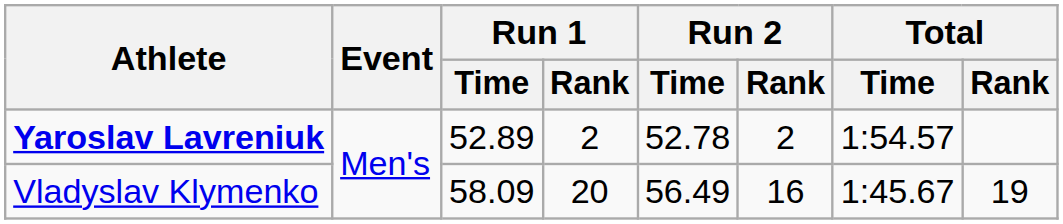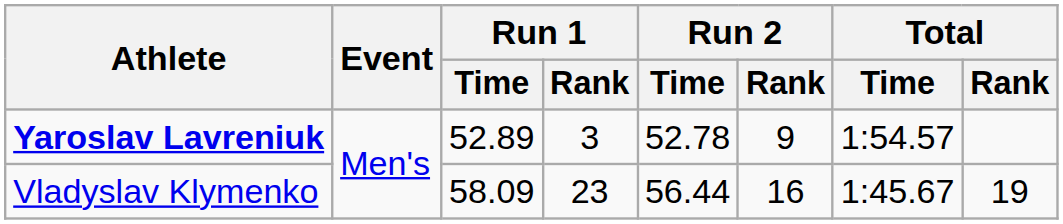(590, 137) 2 -> (590, 137) 3
(785, 137) 2 -> (785, 137) 9
(590, 191) 20 -> (590, 191) 23
(688, 191) 56.49 -> (688, 191) 56.44
